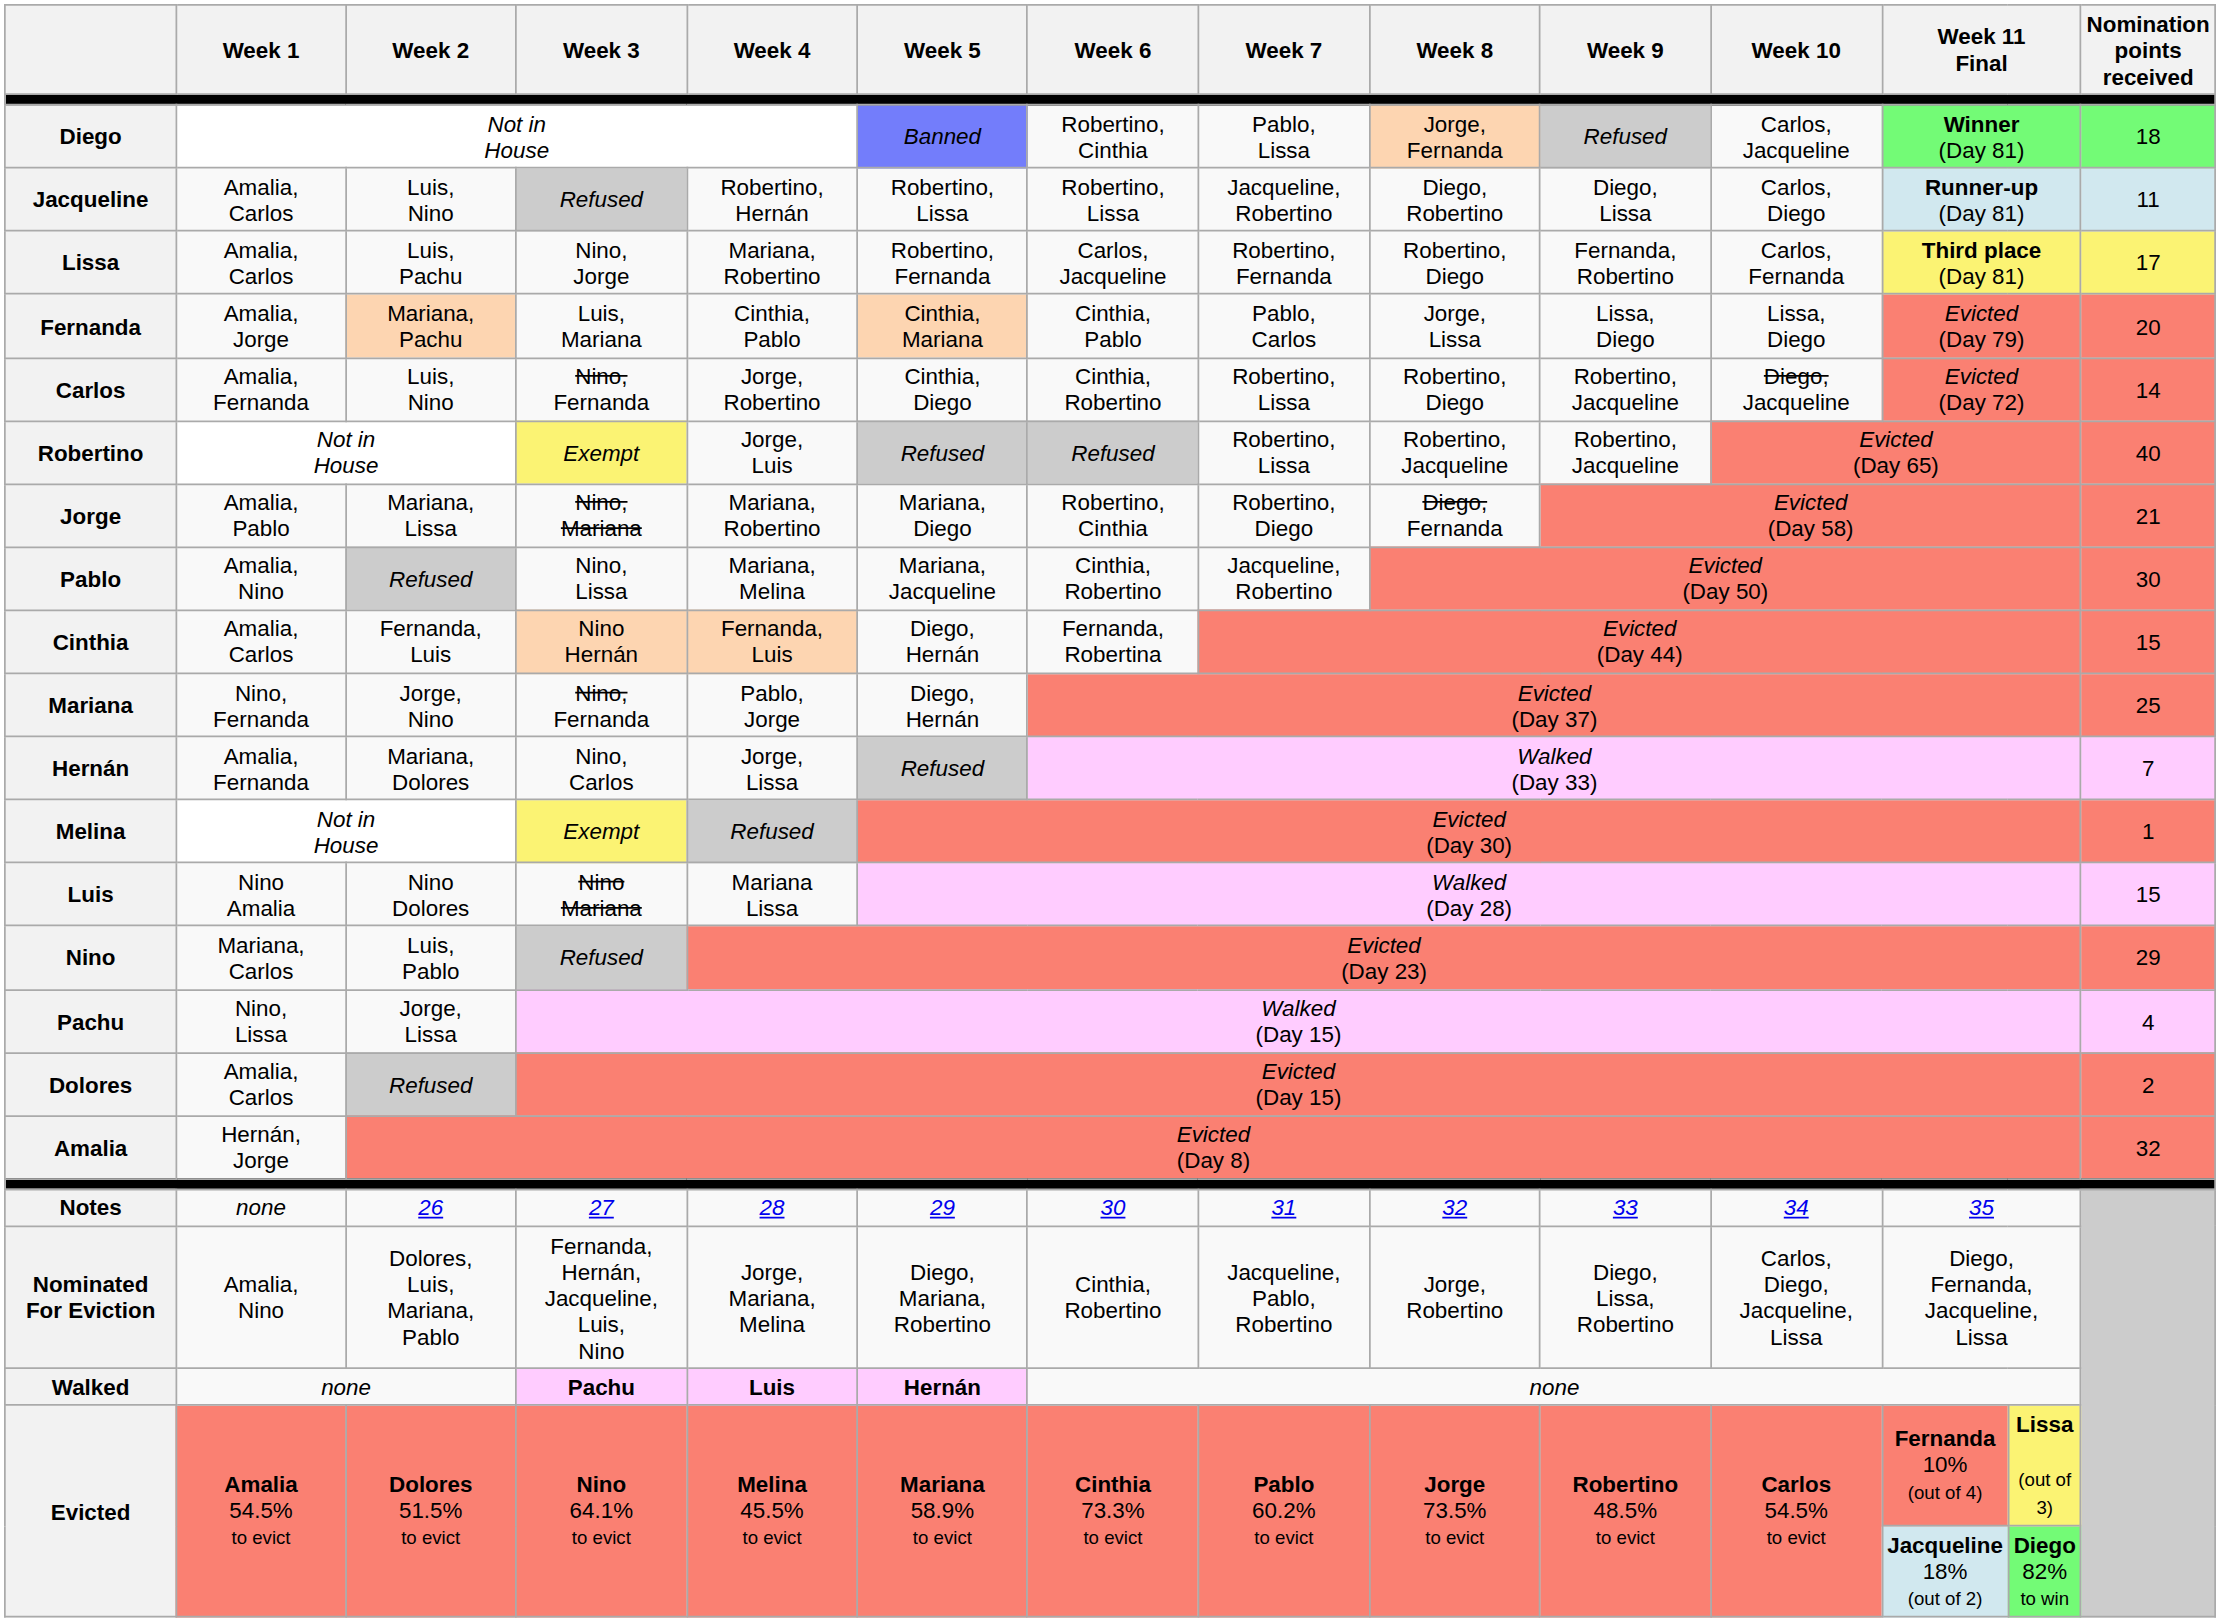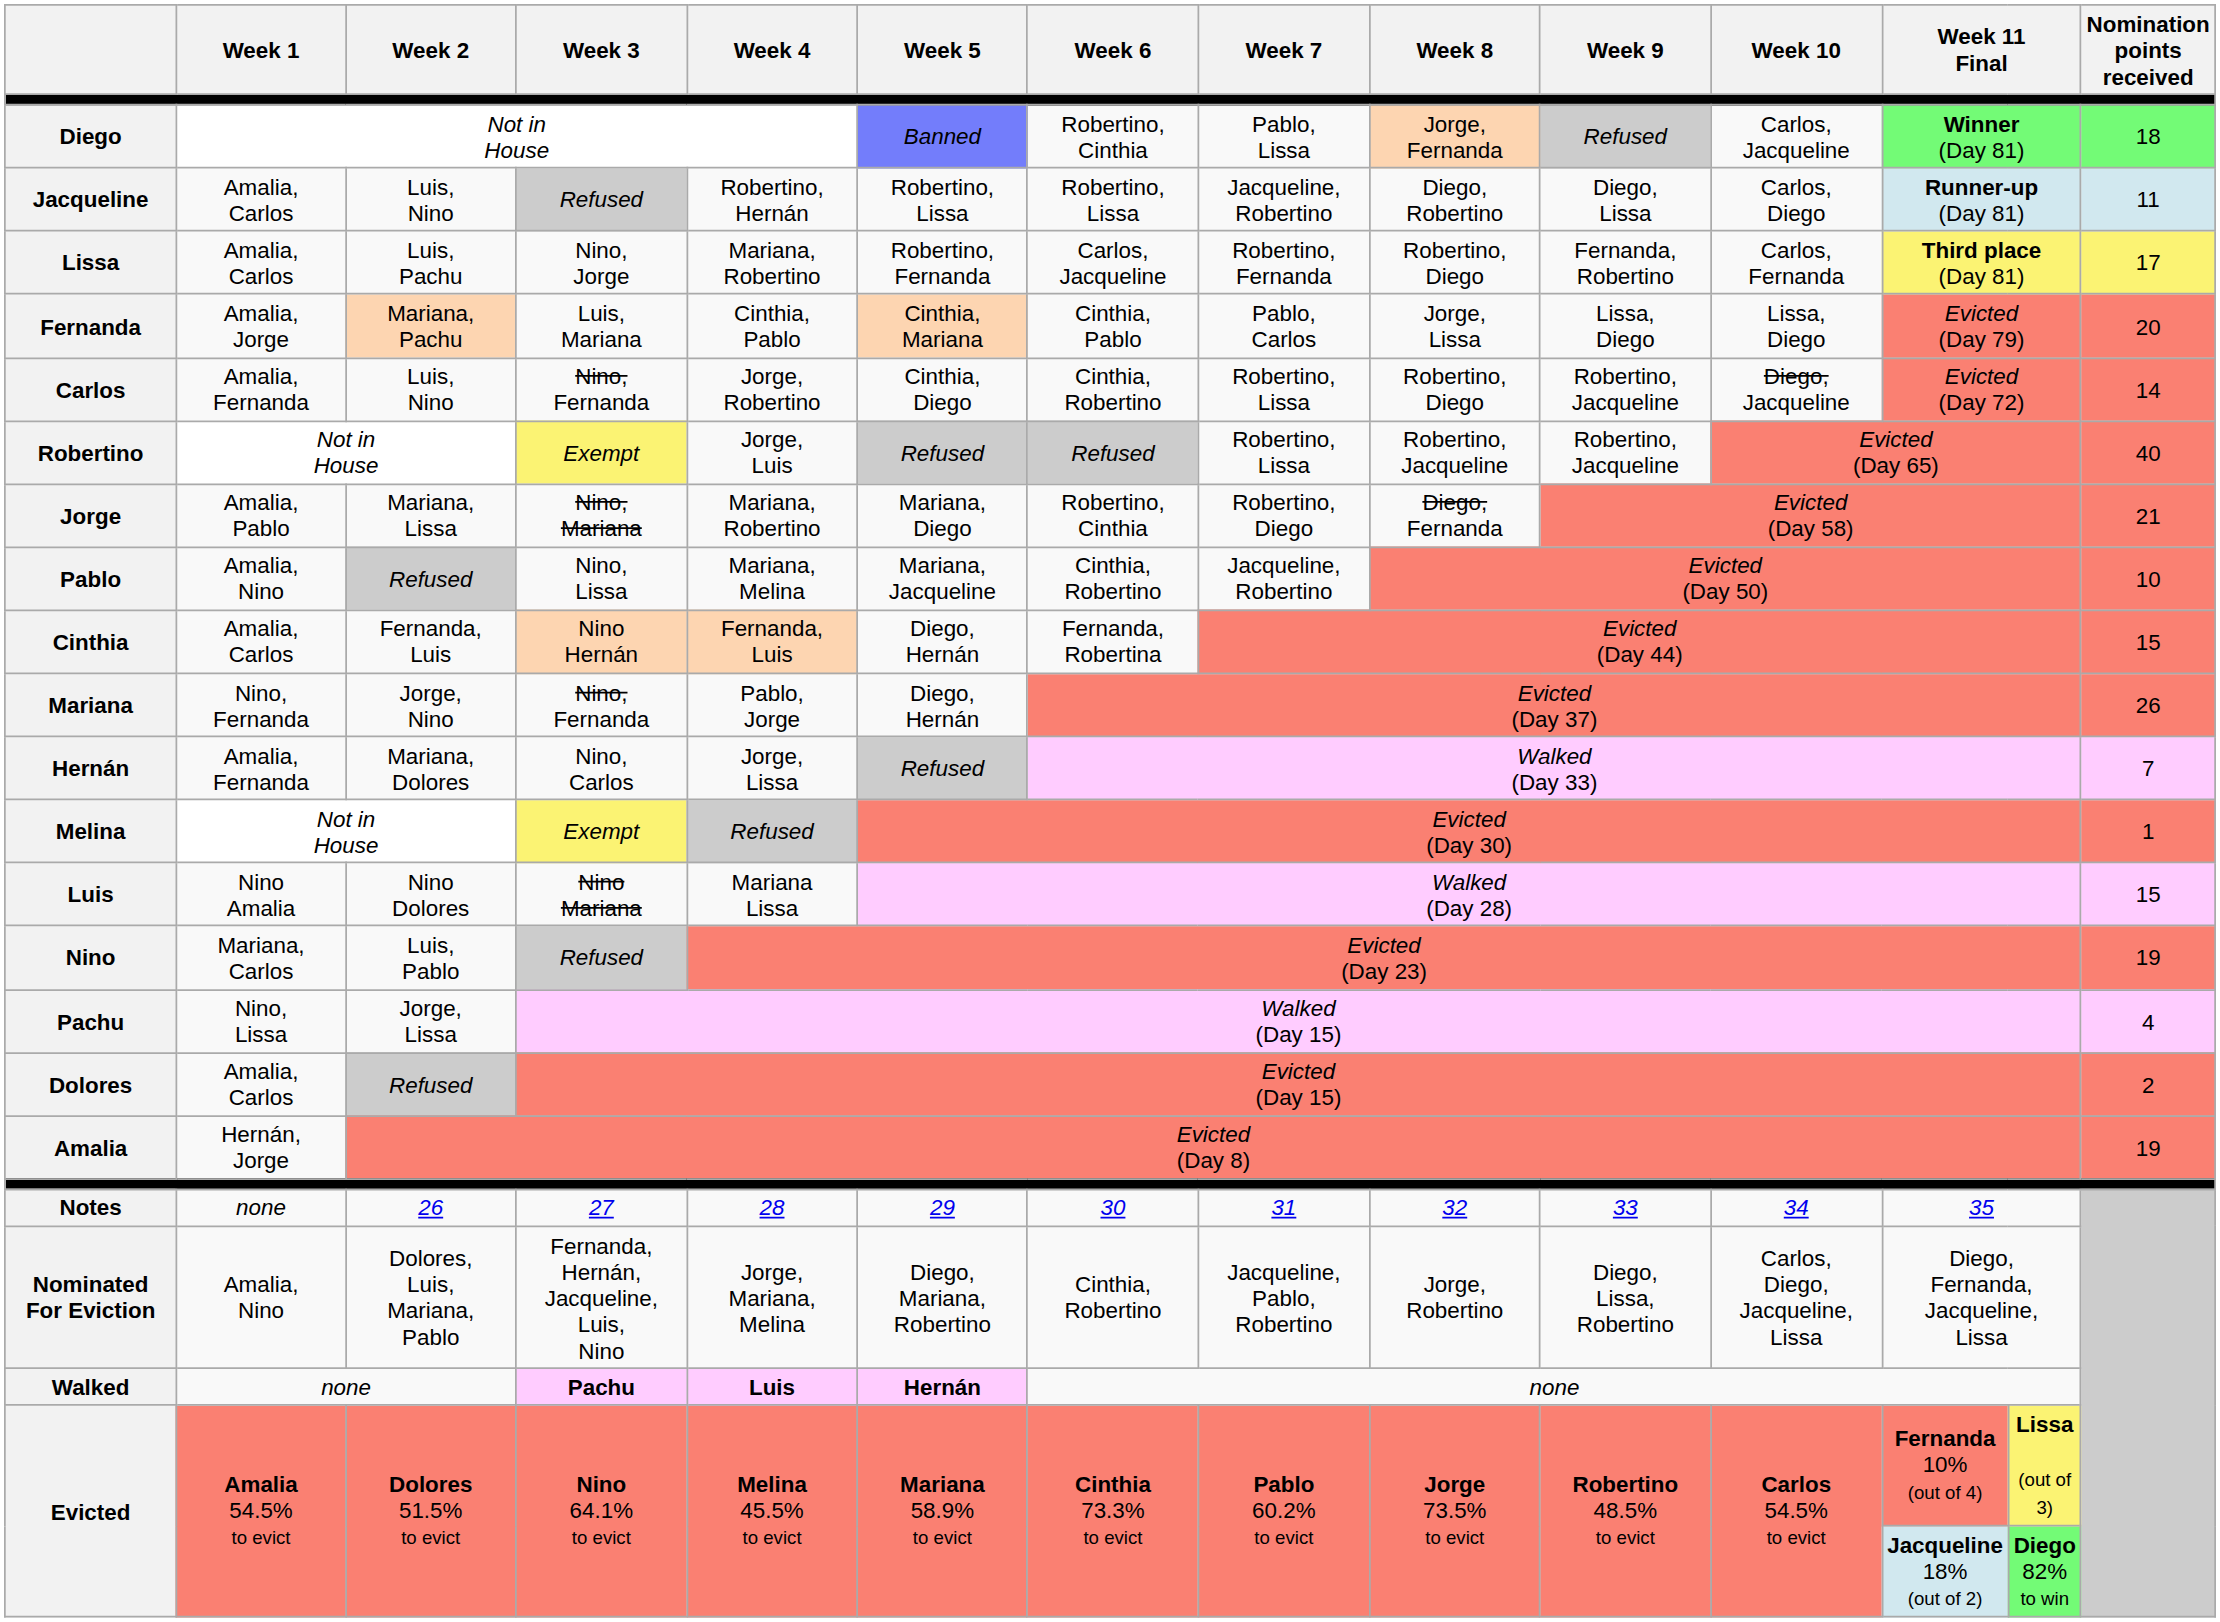(2148, 578) 30 -> (2148, 578) 10
(2148, 705) 25 -> (2148, 705) 26
(2148, 957) 29 -> (2148, 957) 19
(2148, 1147) 32 -> (2148, 1147) 19
